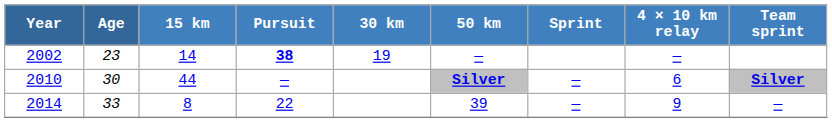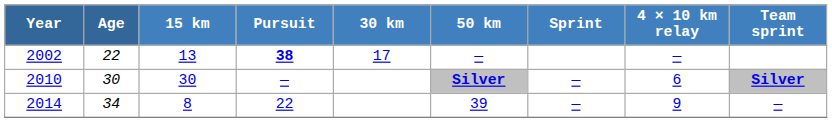(111, 58) 23 -> (111, 58) 22
(187, 58) 14 -> (187, 58) 13
(382, 58) 19 -> (382, 58) 17
(187, 82) 44 -> (187, 82) 30
(111, 105) 33 -> (111, 105) 34
